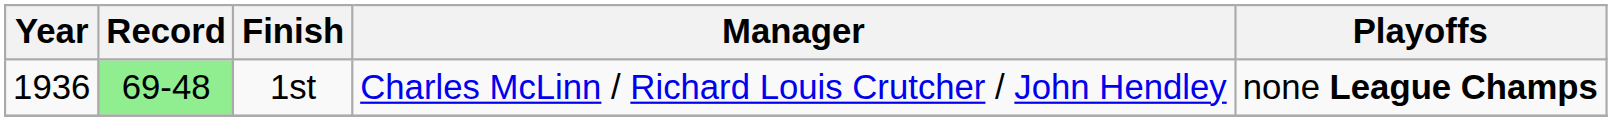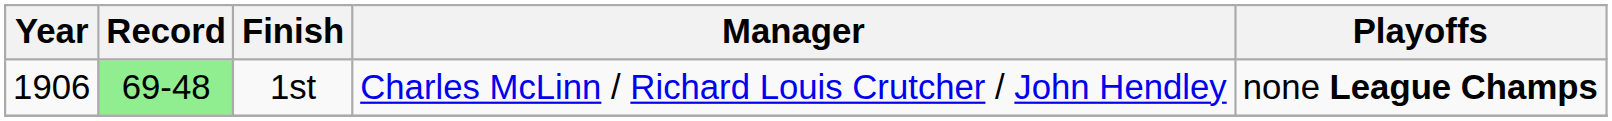(52, 87) 1936 -> (52, 87) 1906
